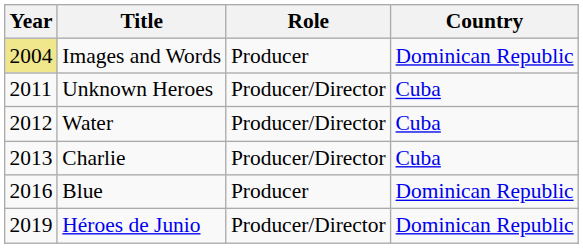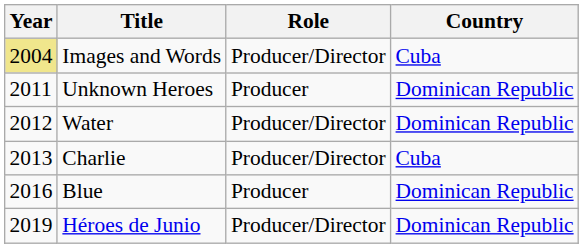(270, 55) Producer -> (308, 55) Producer/Director
(485, 55) Dominican Republic -> (418, 55) Cuba
(308, 89) Producer/Director -> (270, 89) Producer
(418, 89) Cuba -> (485, 89) Dominican Republic
(418, 123) Cuba -> (485, 123) Dominican Republic
